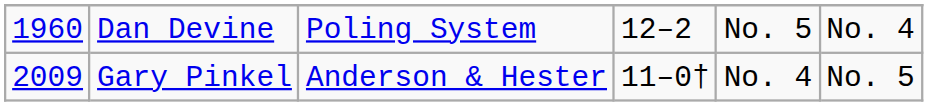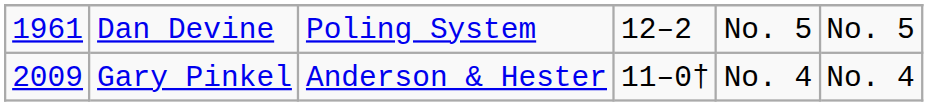(48, 29) 1960 -> (48, 29) 1961
(871, 29) No. 4 -> (871, 29) No. 5
(871, 77) No. 5 -> (871, 77) No. 4
